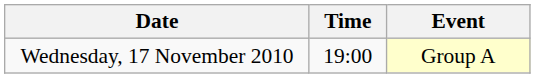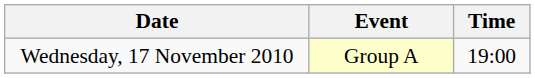columns swapped: (348, 21) <-> (458, 21)
